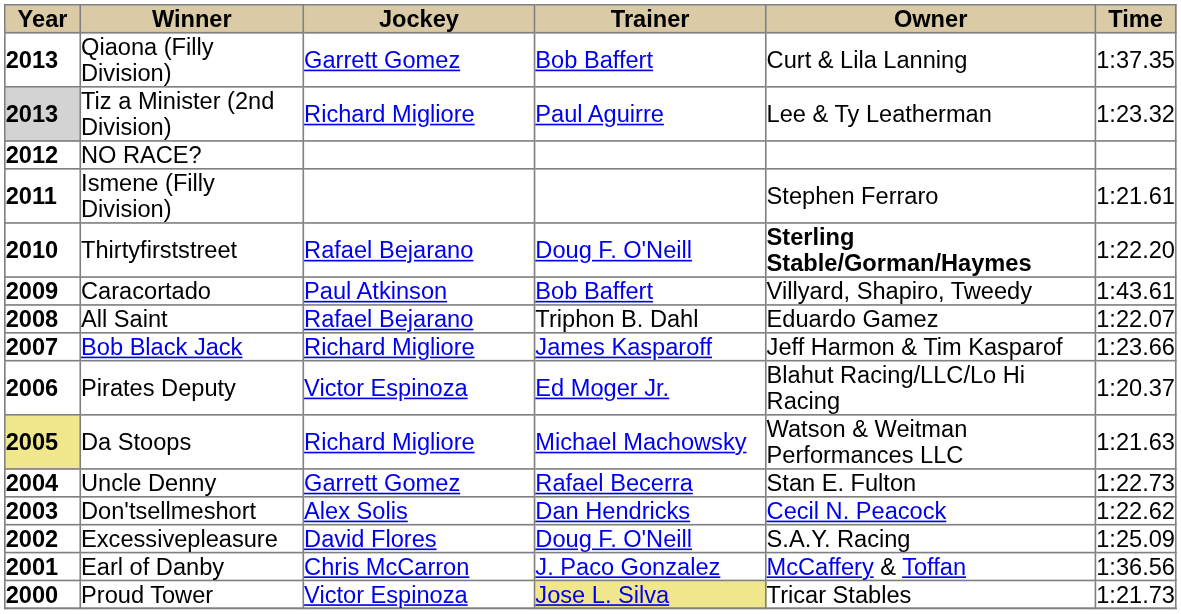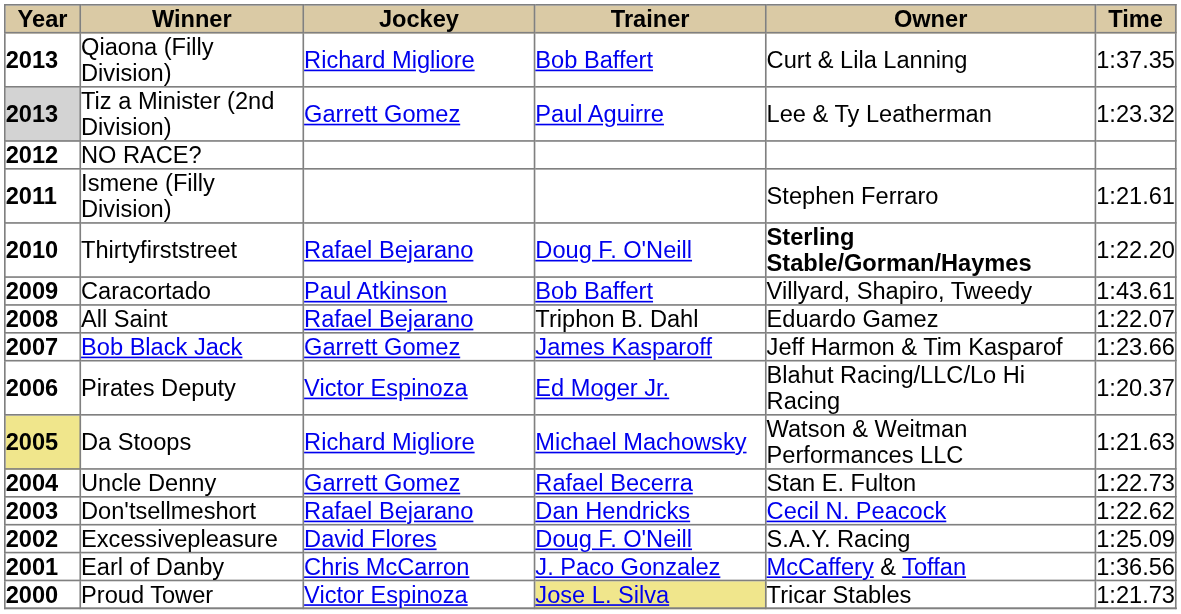(382, 60) Garrett Gomez -> (389, 60) Richard Migliore
(389, 114) Richard Migliore -> (382, 114) Garrett Gomez
(389, 347) Richard Migliore -> (382, 347) Garrett Gomez
(356, 511) Alex Solis -> (389, 511) Rafael Bejarano
